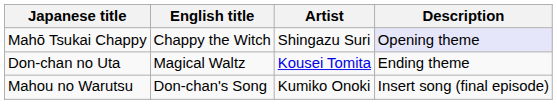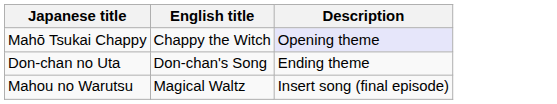- column: (324, 16)
(199, 63) Magical Waltz -> (210, 63) Don-chan's Song
(210, 87) Don-chan's Song -> (199, 87) Magical Waltz
